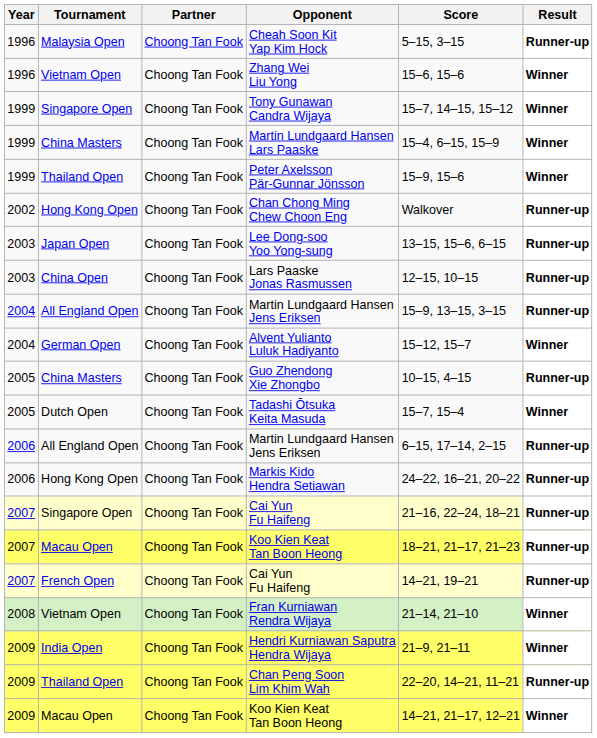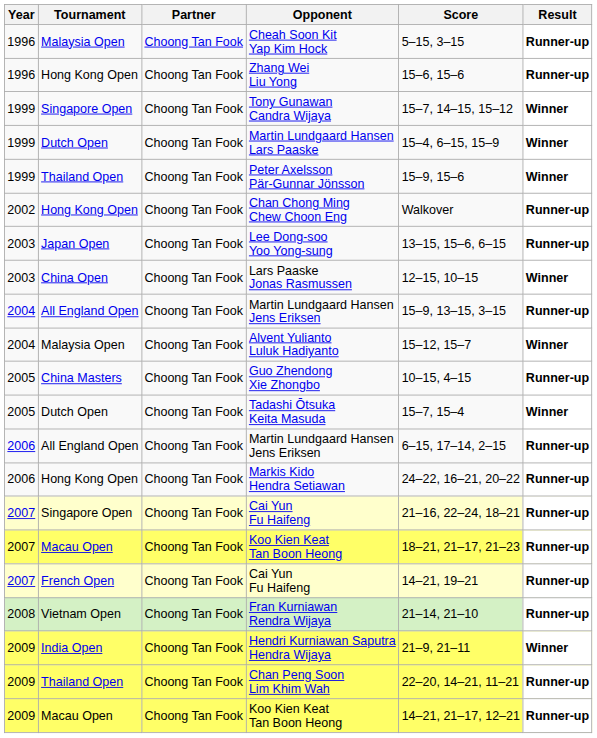(81, 75) Vietnam Open -> (89, 75) Hong Kong Open
(547, 75) Winner -> (558, 75) Runner-up
(81, 143) China Masters -> (75, 143) Dutch Open
(558, 277) Runner-up -> (547, 277) Winner
(81, 345) German Open -> (83, 345) Malaysia Open
(547, 615) Winner -> (558, 615) Runner-up
(547, 716) Winner -> (558, 716) Runner-up
